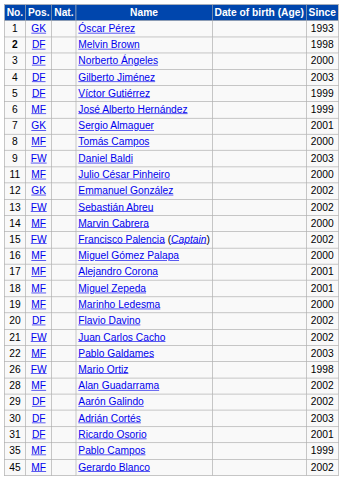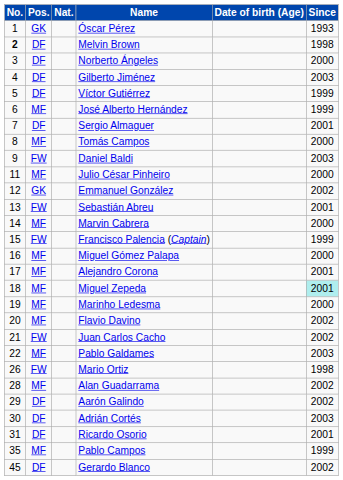(39, 126) GK -> (39, 126) DF
(322, 207) 2002 -> (322, 207) 2001
(322, 239) 2002 -> (322, 239) 1999
(322, 288) no background -> (322, 288) paleturquoise background
(39, 321) DF -> (39, 321) MF
(39, 467) MF -> (39, 467) DF
